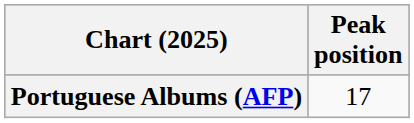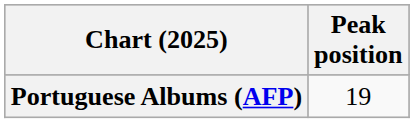(358, 95) 17 -> (358, 95) 19
